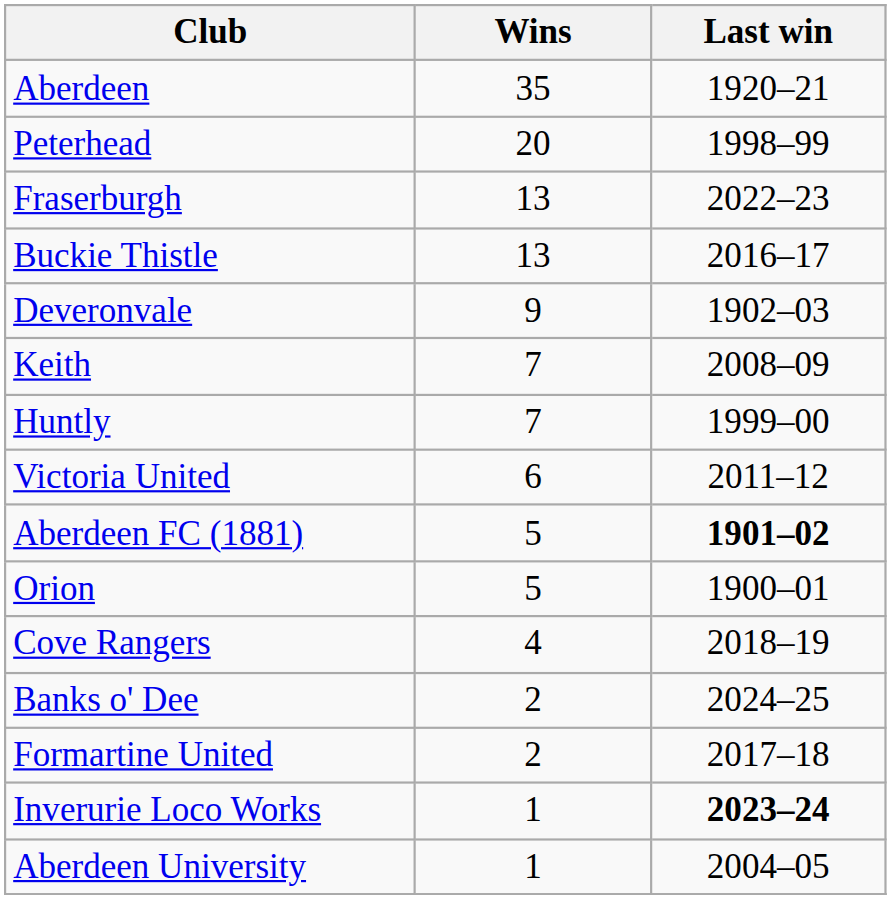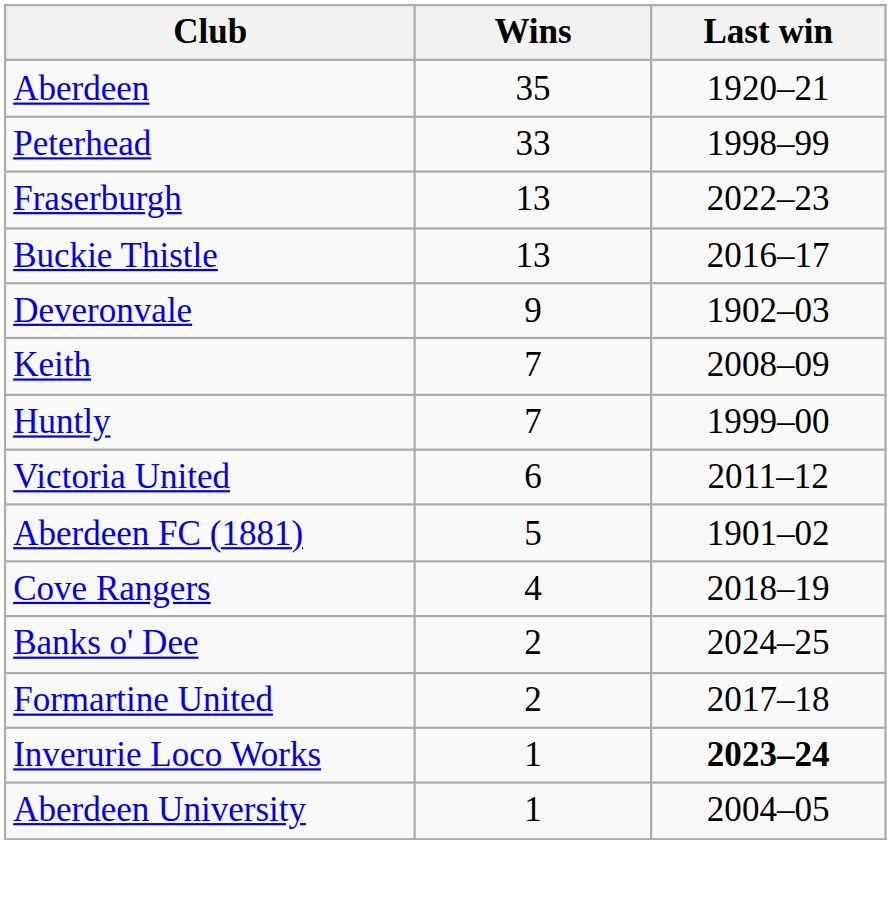(533, 143) 20 -> (533, 143) 33
(768, 532) bold -> (768, 532) normal
- row: (54, 587)
